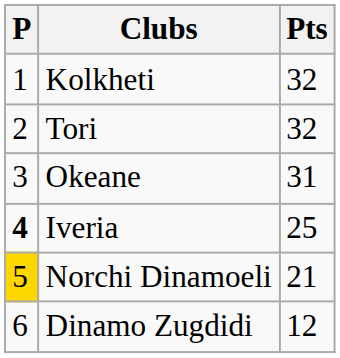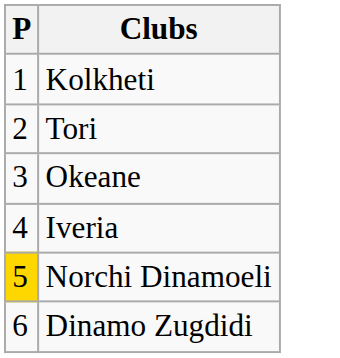- column: (307, 29)
(20, 227) bold -> (20, 227) normal
